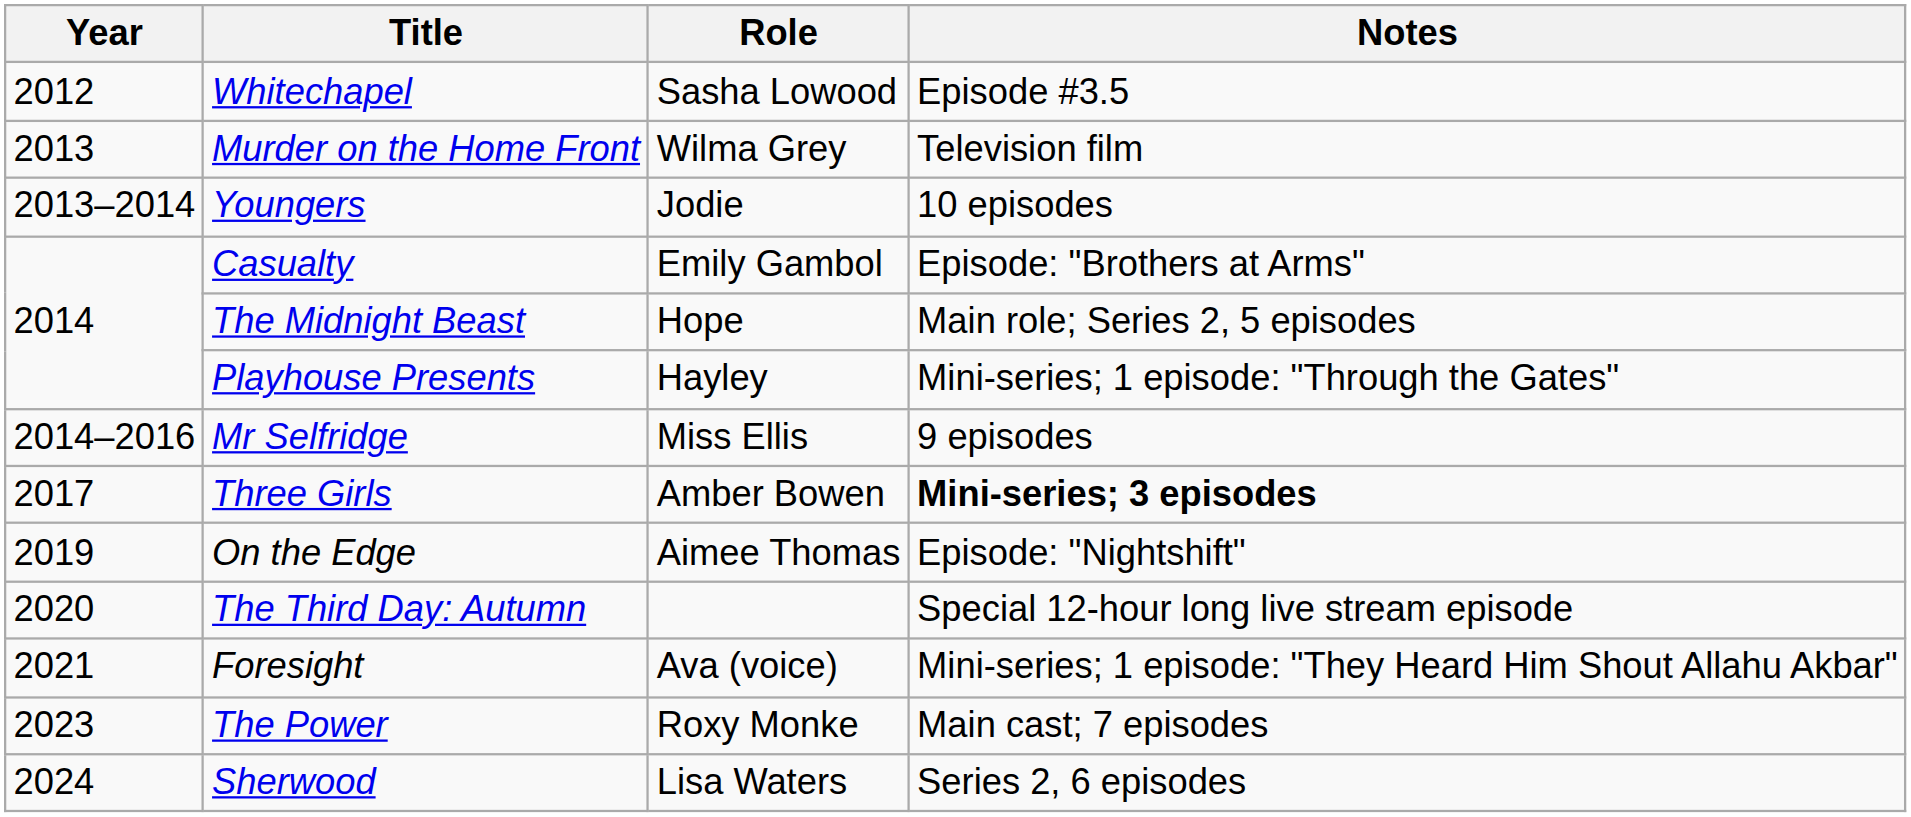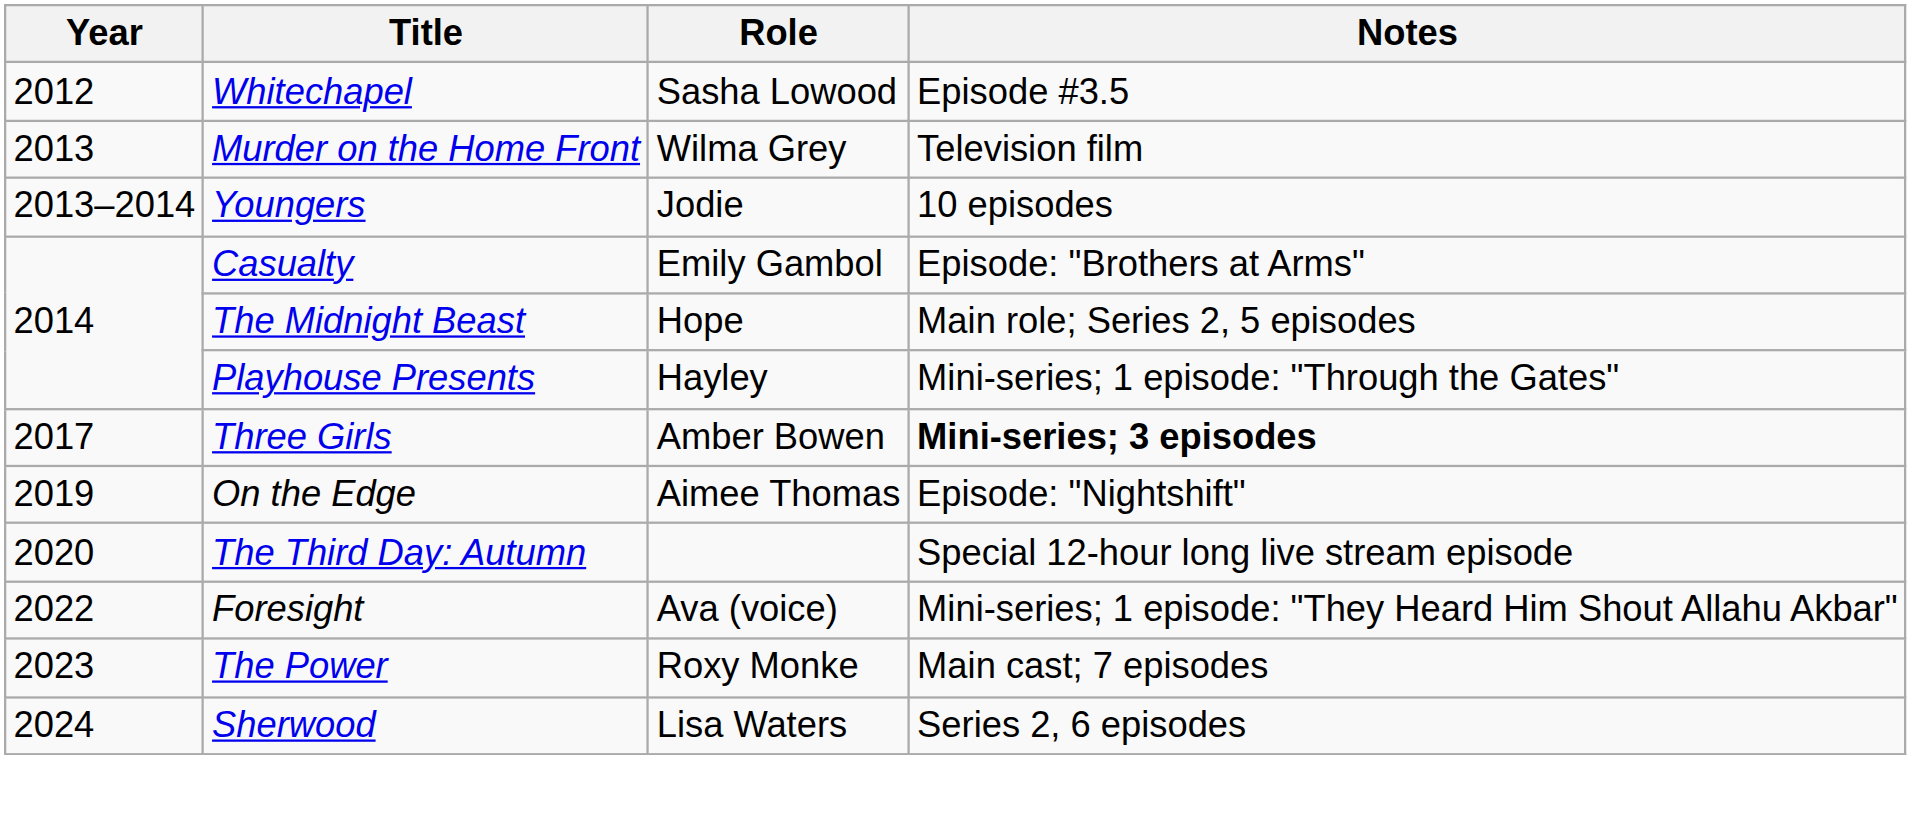- row: (310, 436)
(54, 666) 2021 -> (54, 609) 2022
